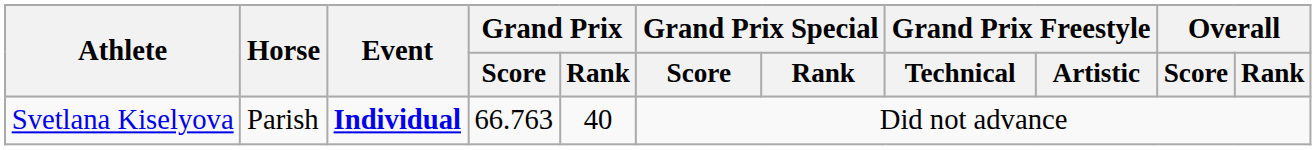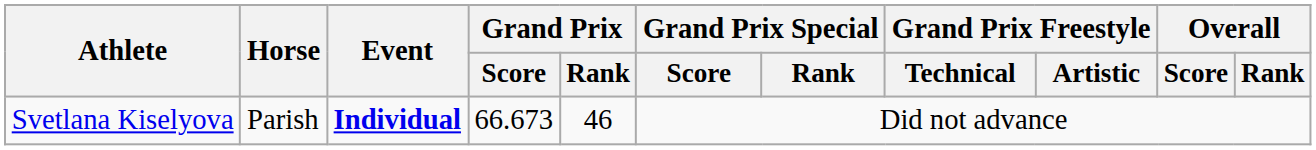(514, 120) 66.763 -> (514, 120) 66.673
(598, 120) 40 -> (598, 120) 46
